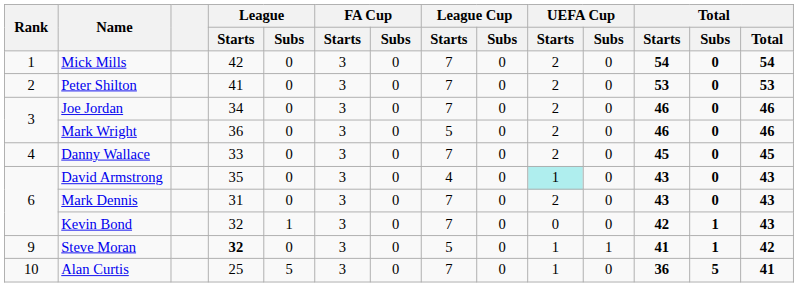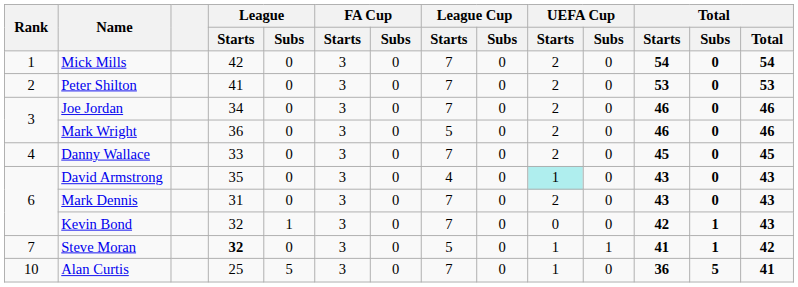(31, 246) 9 -> (31, 246) 7
